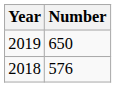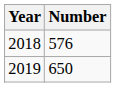rows swapped: (25, 69) <-> (25, 43)
